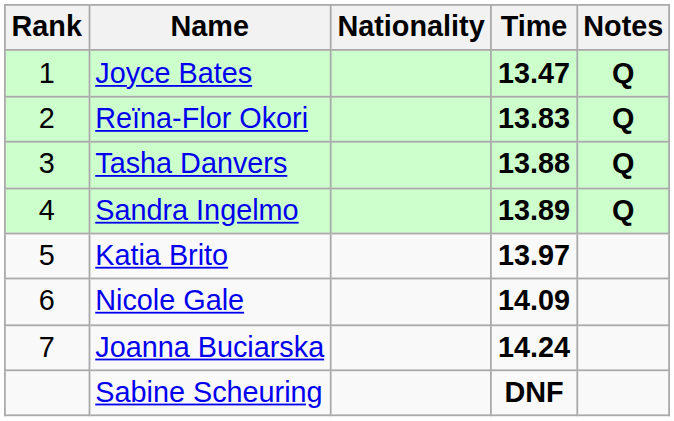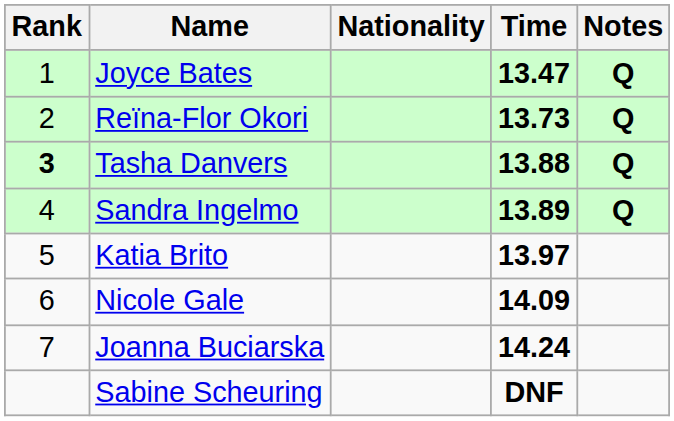(534, 118) 13.83 -> (534, 118) 13.73
(47, 164) normal -> (47, 164) bold
